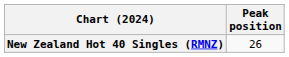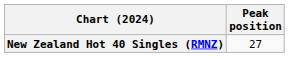(255, 44) 26 -> (255, 44) 27
